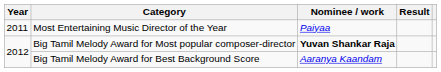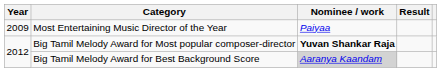(17, 28) 2011 -> (18, 28) 2009
(341, 59) no background -> (341, 59) lightgrey background
